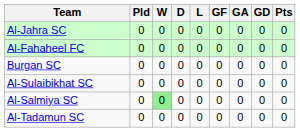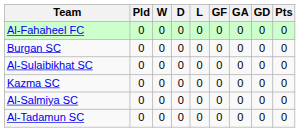- row: (37, 30)
+ row: (33, 83)
(162, 100) lightgreen background -> (162, 100) no background
